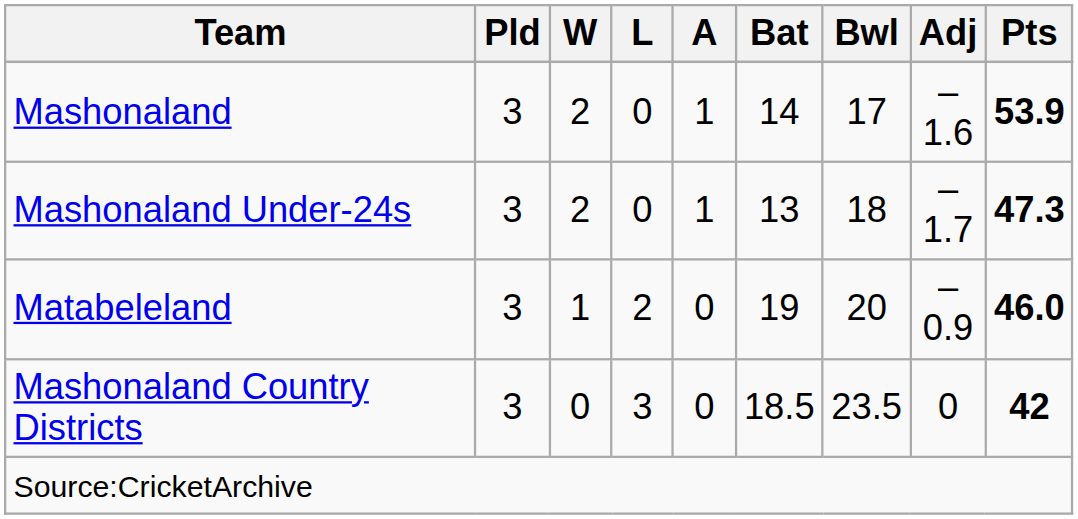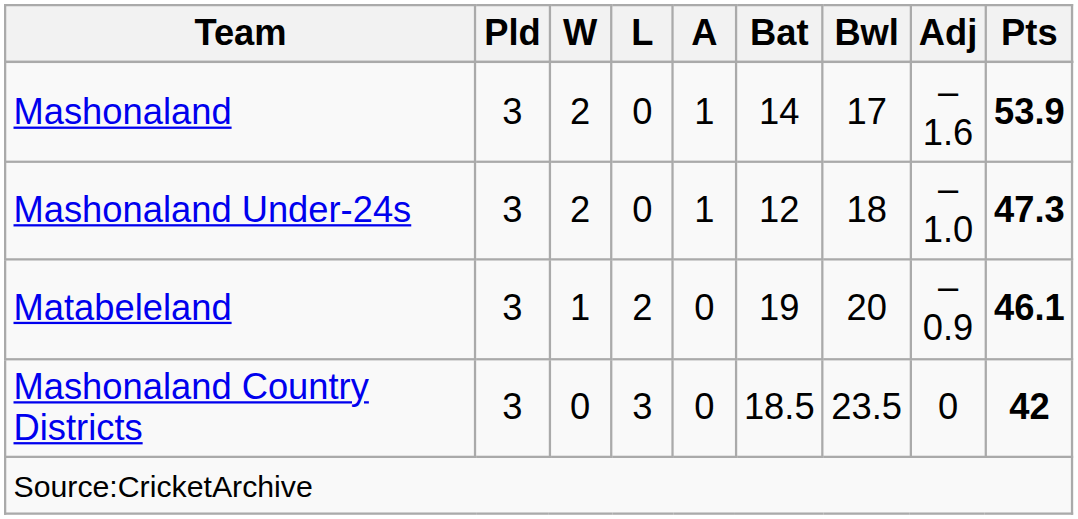(779, 209) 13 -> (779, 209) 12
(948, 209) –1.7 -> (948, 209) –1.0
(1029, 308) 46.0 -> (1029, 308) 46.1
